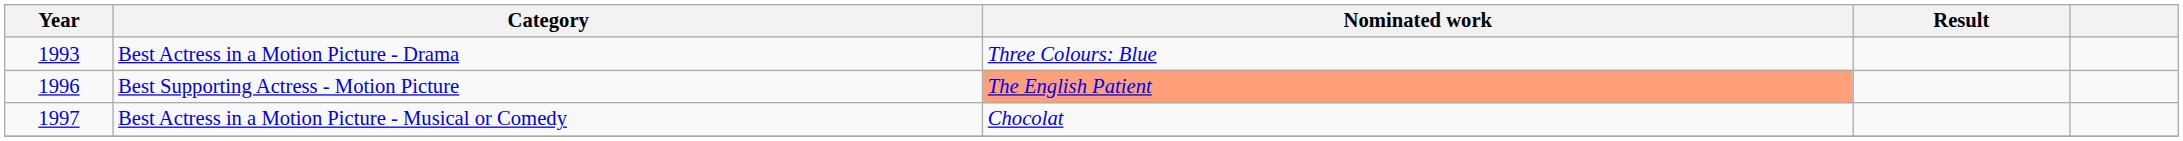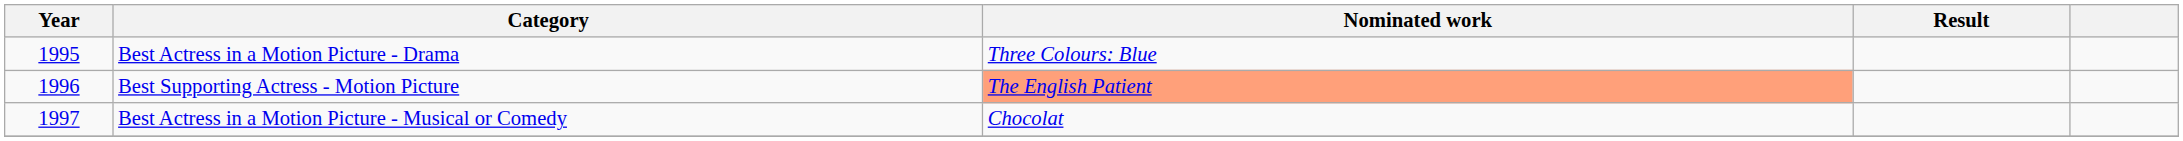(59, 53) 1993 -> (59, 53) 1995
